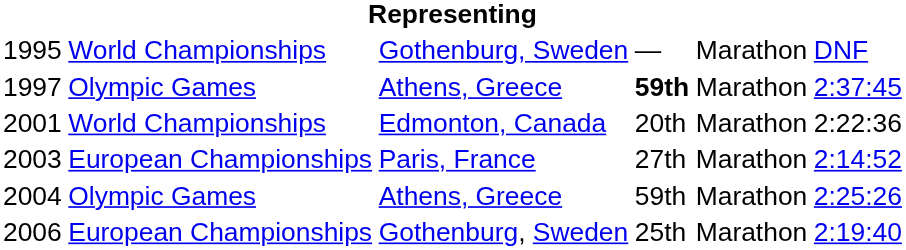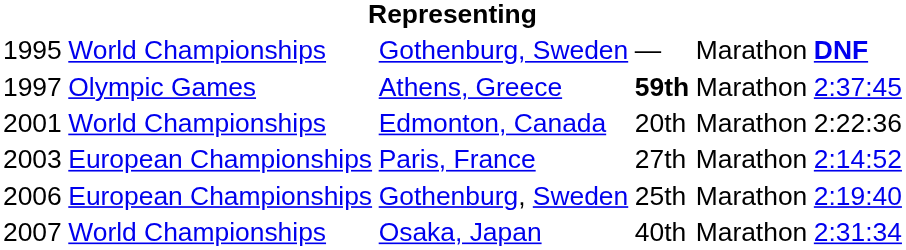(841, 50) normal -> (841, 50) bold
- row: (32, 195)
+ row: (32, 232)
